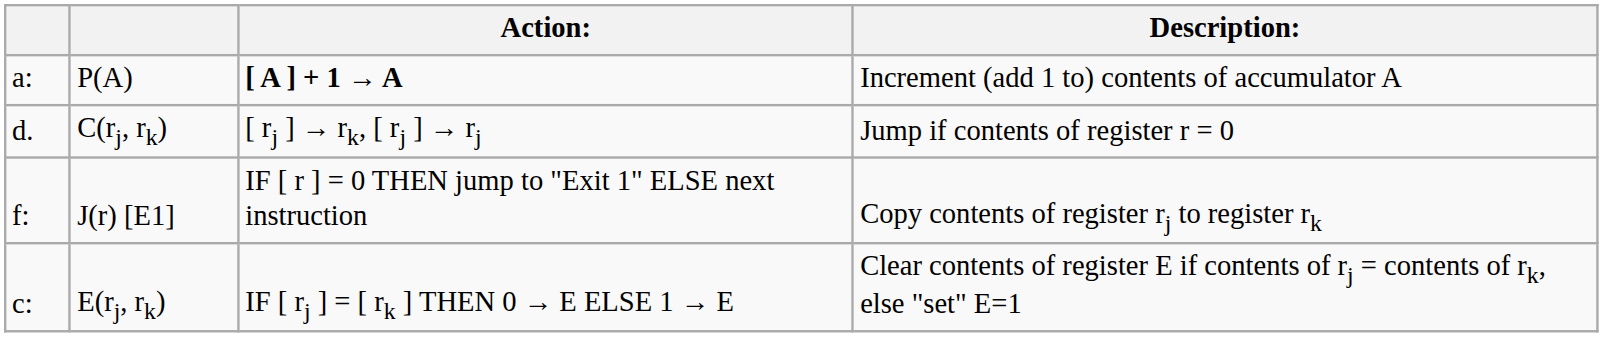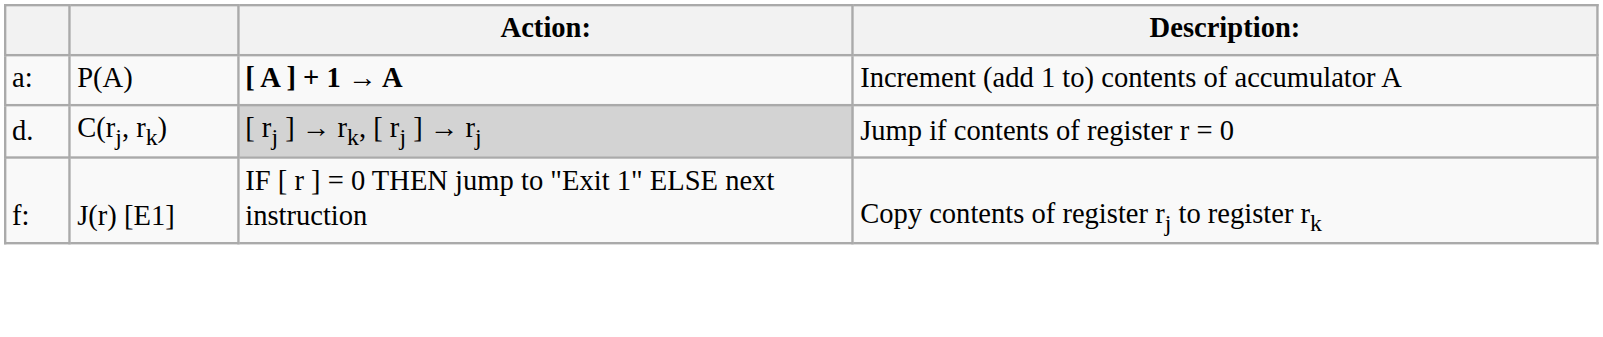(363, 130) no background -> (363, 130) lightgrey background
- row: (121, 304)
